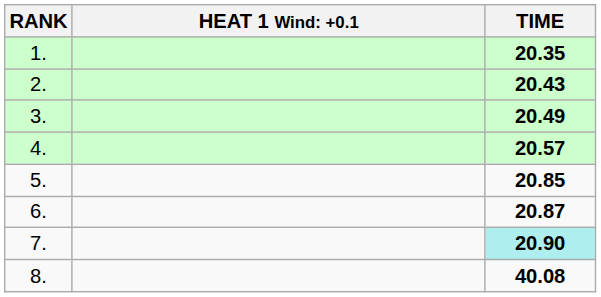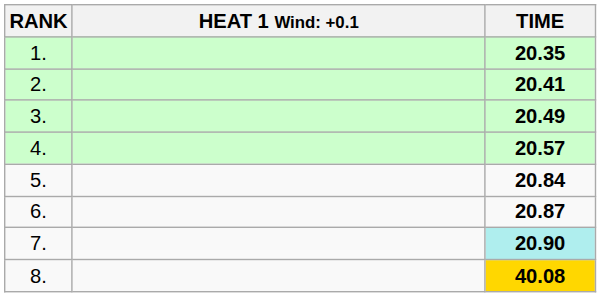(540, 85) 20.43 -> (540, 85) 20.41
(540, 180) 20.85 -> (540, 180) 20.84
(540, 276) no background -> (540, 276) gold background
